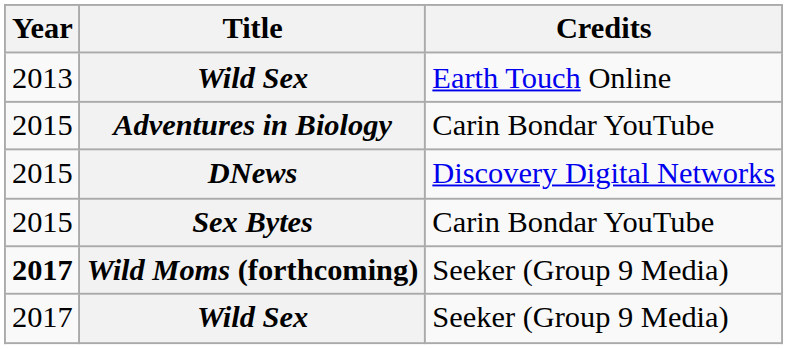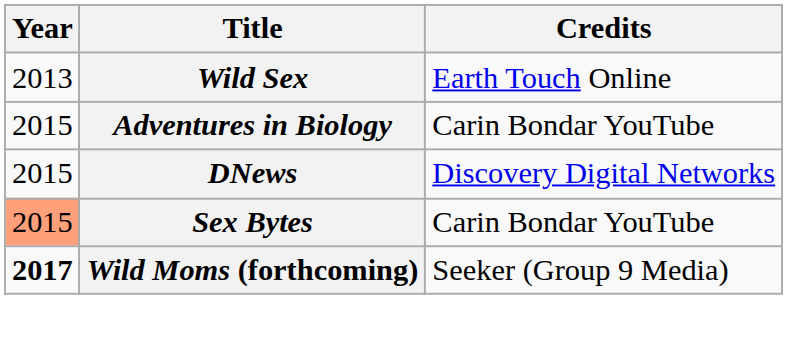(42, 221) no background -> (42, 221) lightsalmon background
- row: (253, 317)
